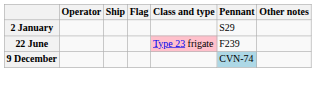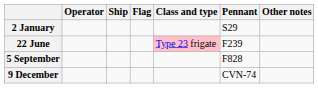+ row: (33, 59)
(236, 59) lightblue background -> (239, 75) no background
